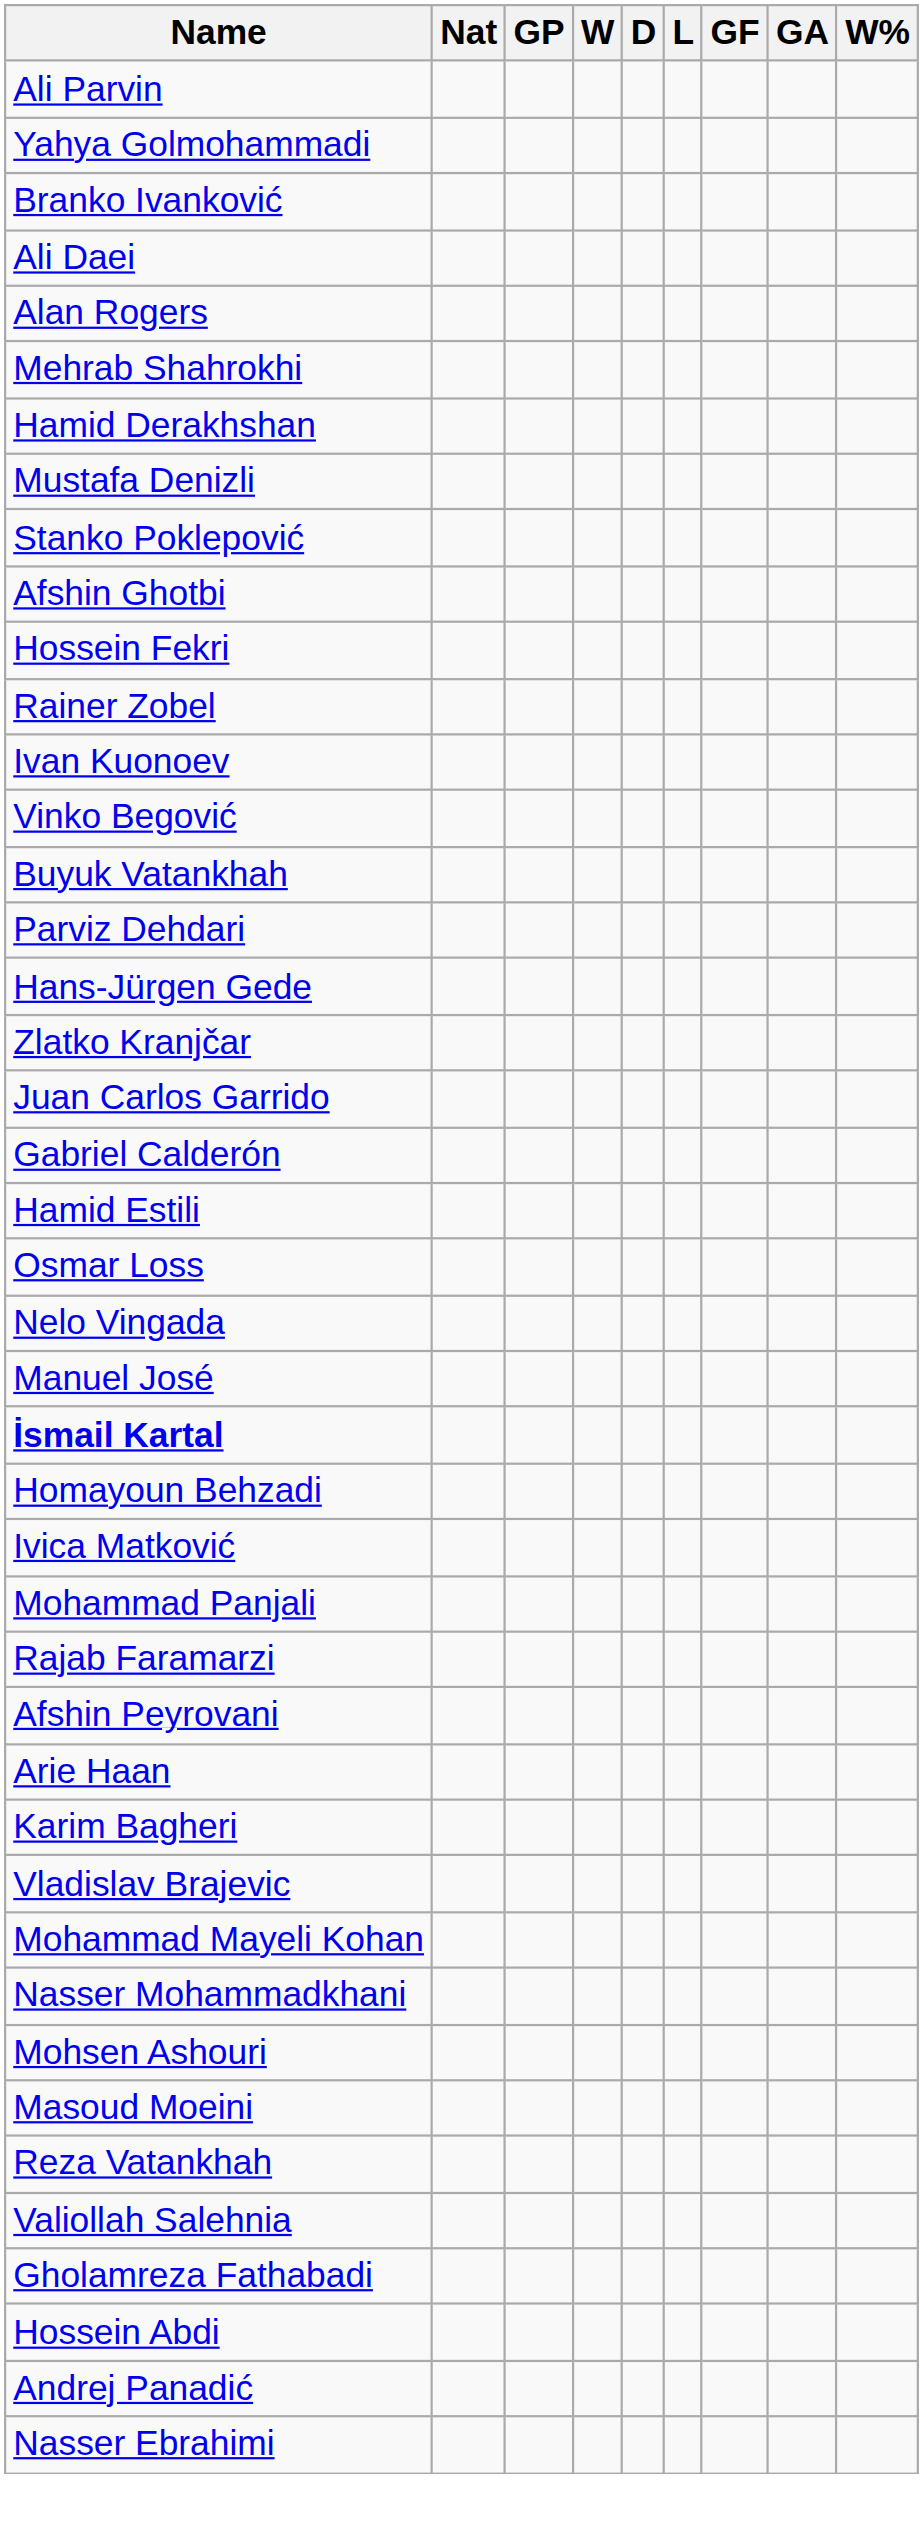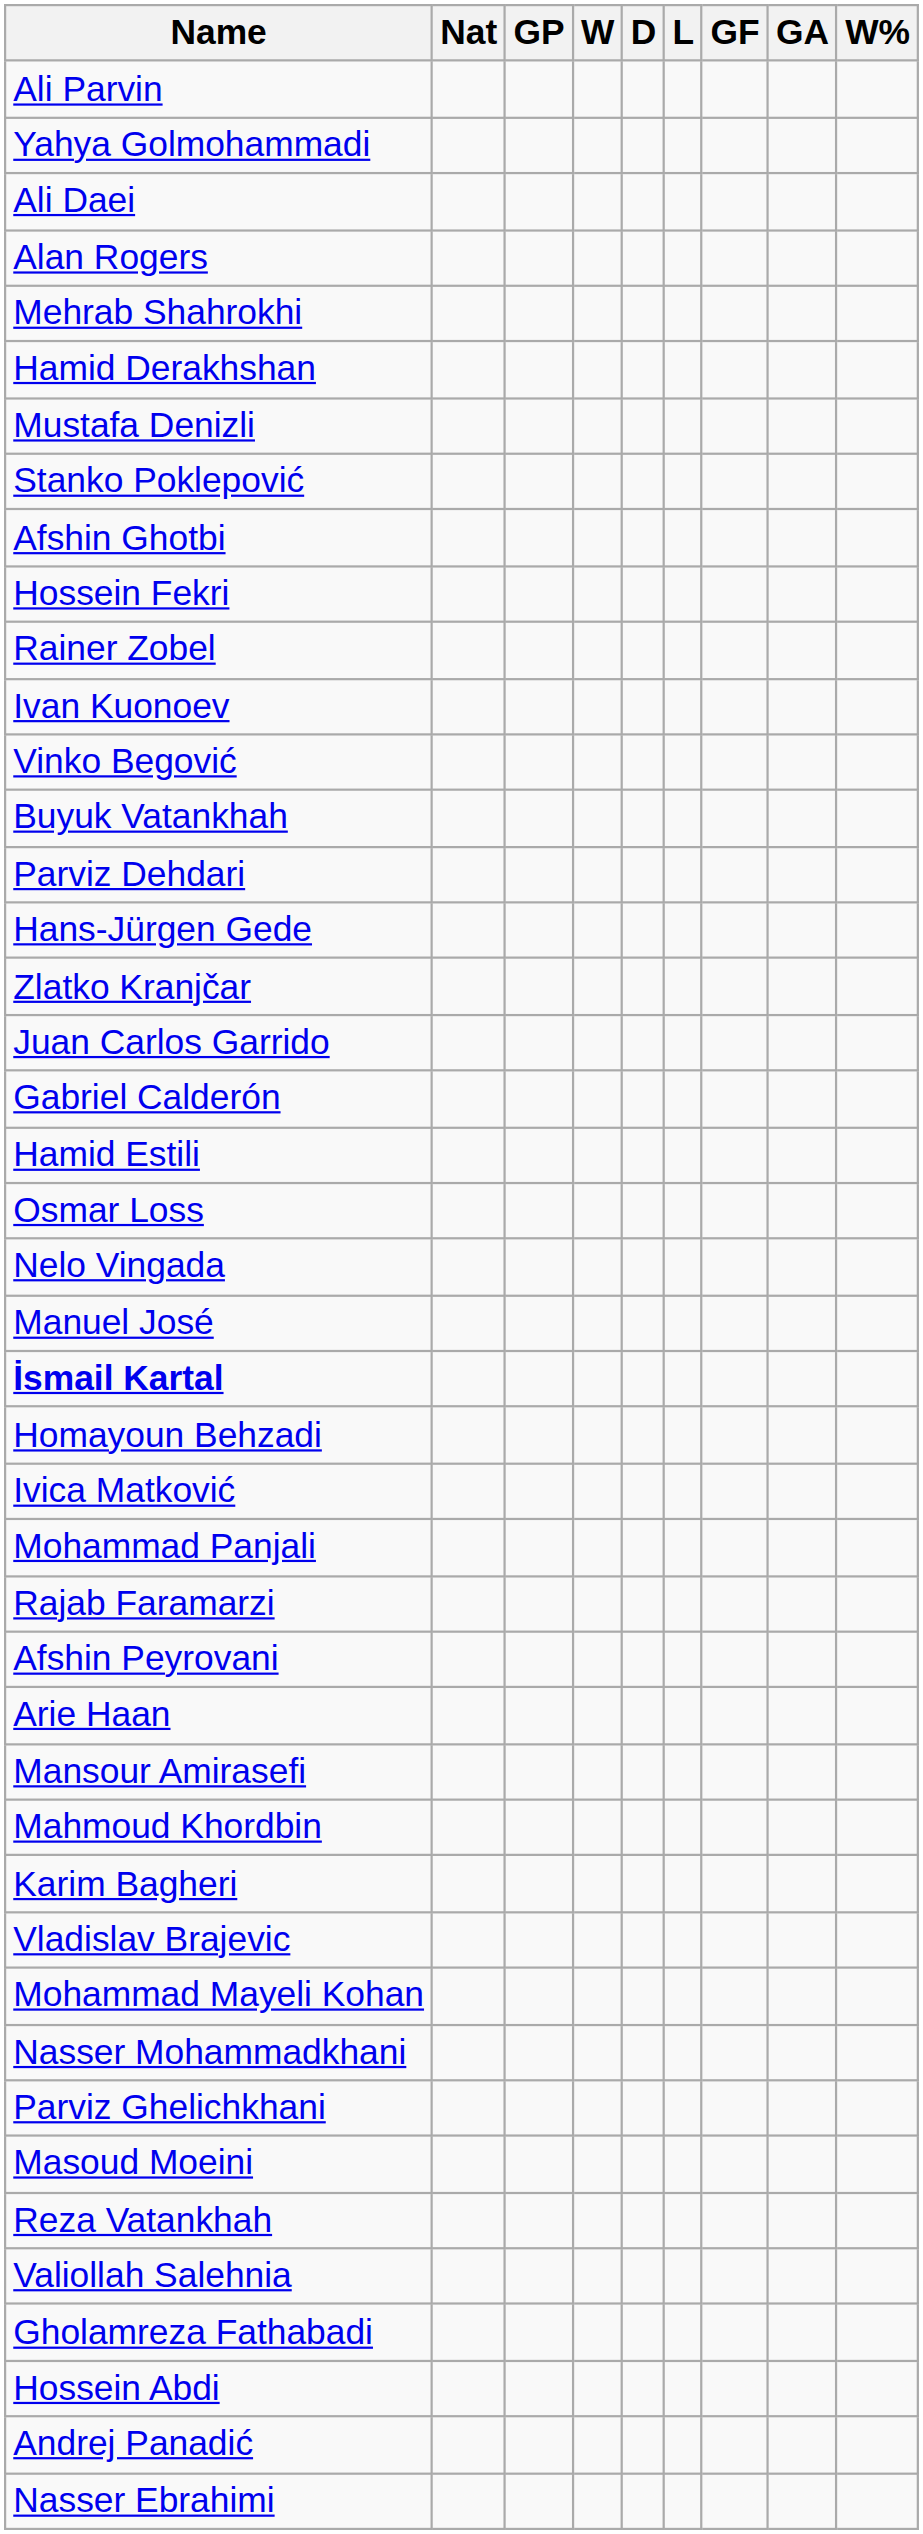- row: (148, 200)
+ row: (160, 1770)
+ row: (168, 1827)
- row: (140, 2051)
+ row: (170, 2107)
